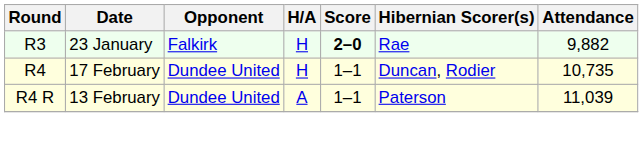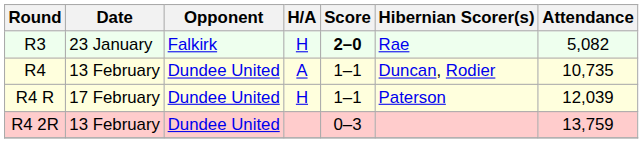(588, 44) 9,882 -> (588, 44) 5,082
(115, 71) 17 February -> (115, 71) 13 February
(302, 71) H -> (302, 71) A
(115, 97) 13 February -> (115, 97) 17 February
(302, 97) A -> (302, 97) H
(588, 97) 11,039 -> (588, 97) 12,039
+ row: (35, 124)
